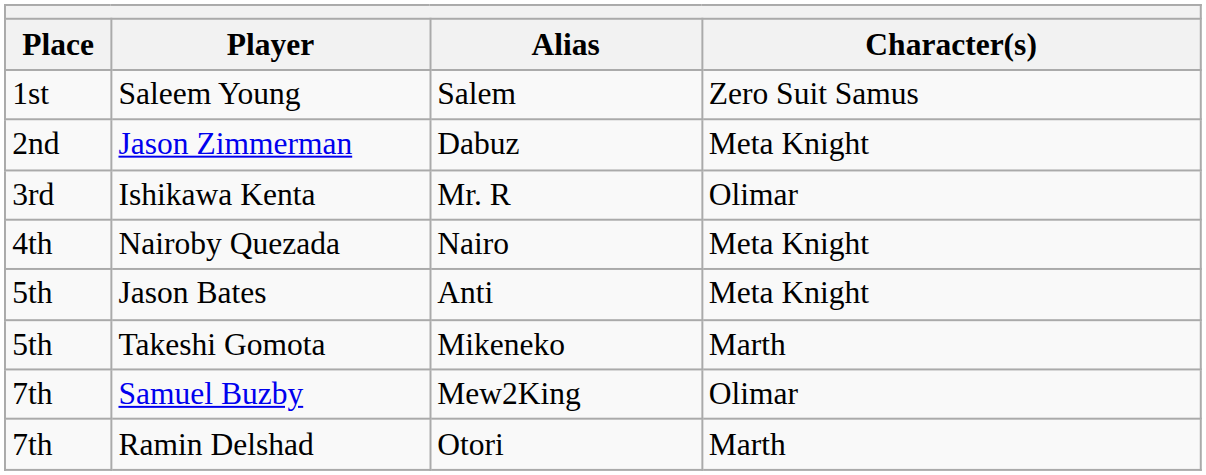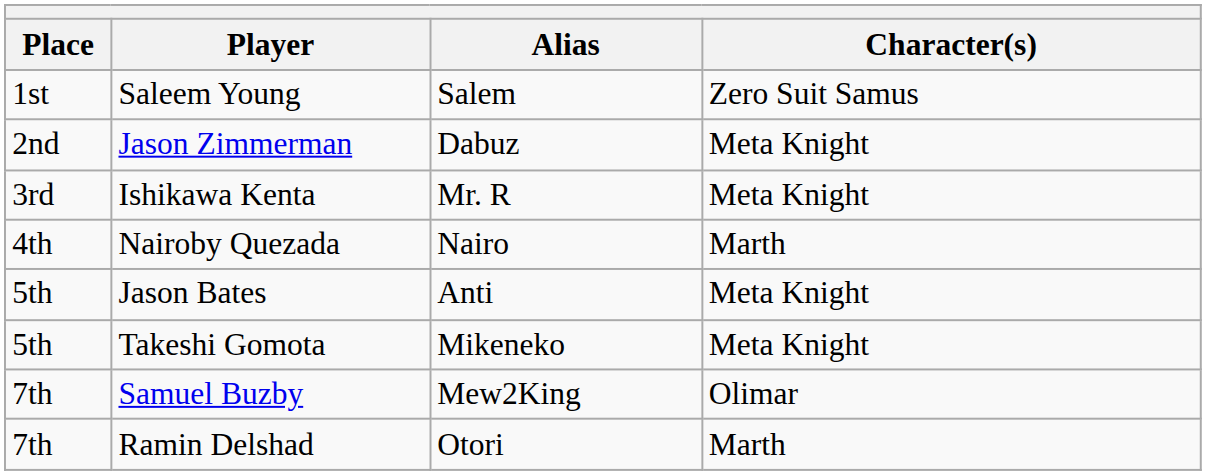(753, 193) Olimar -> (789, 193) Meta Knight
(789, 243) Meta Knight -> (747, 243) Marth
(747, 343) Marth -> (789, 343) Meta Knight
